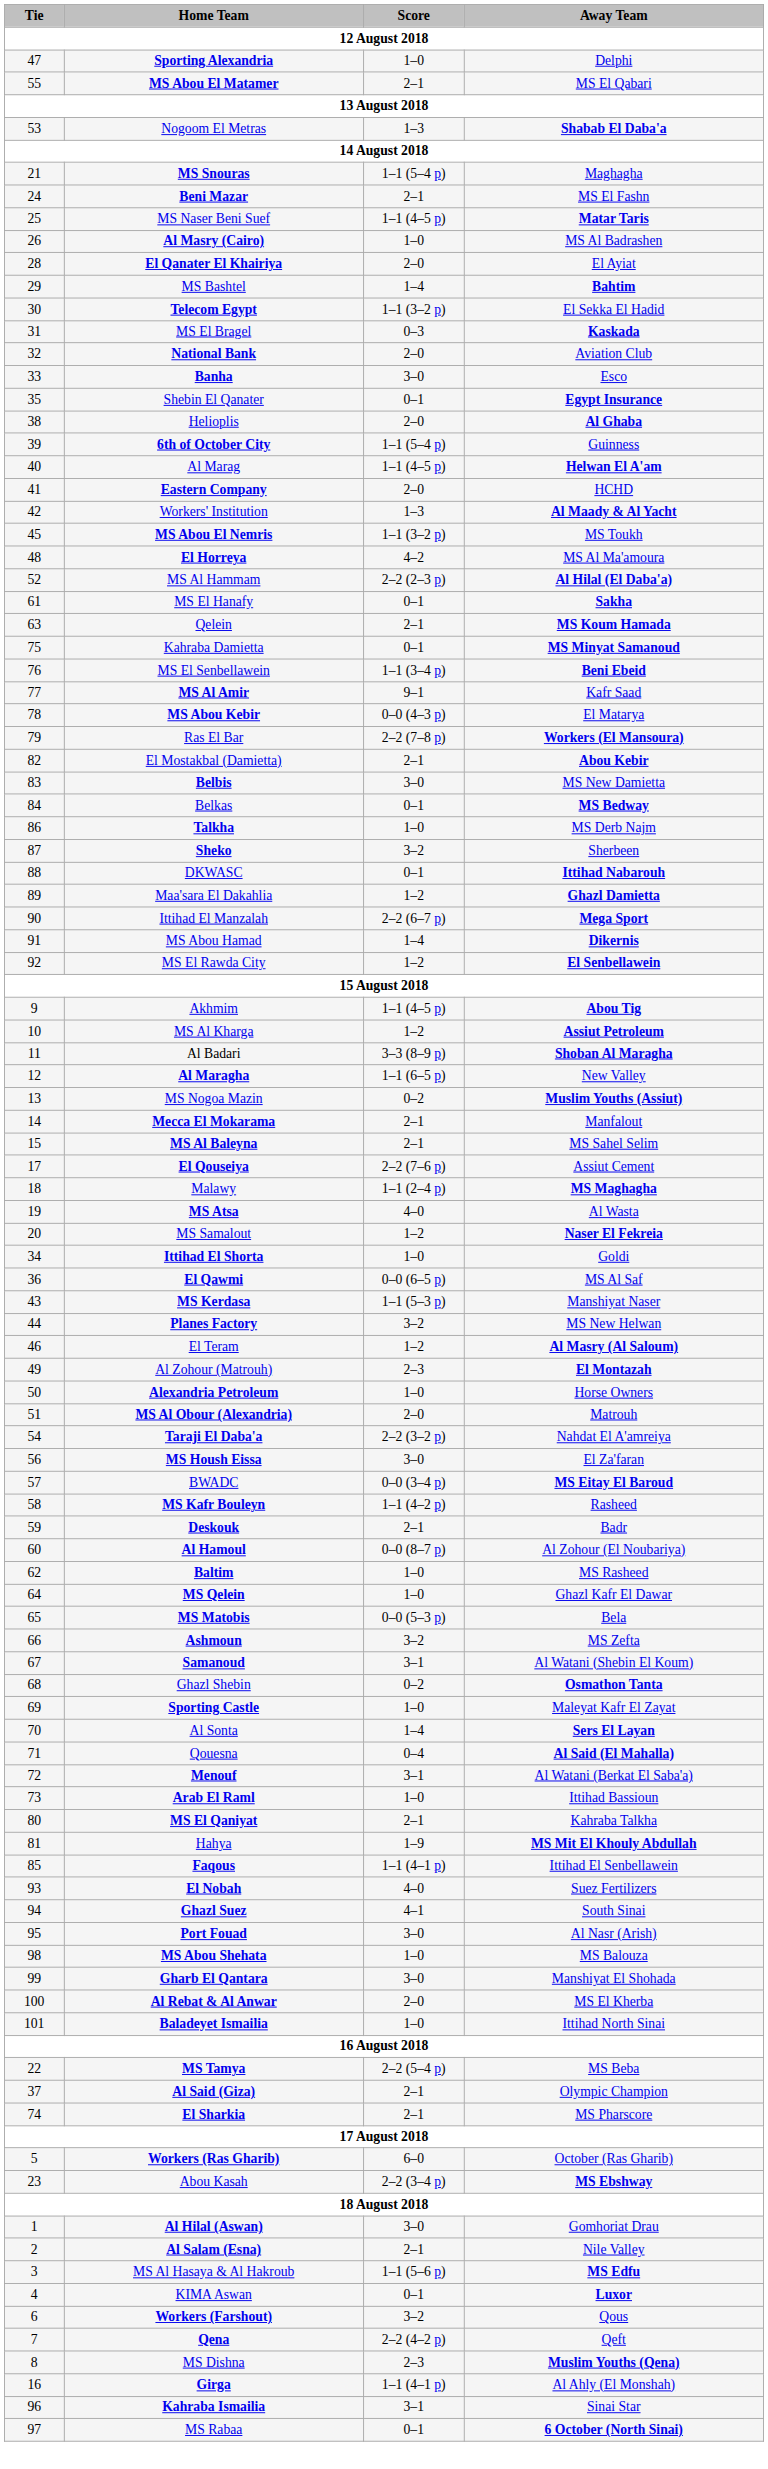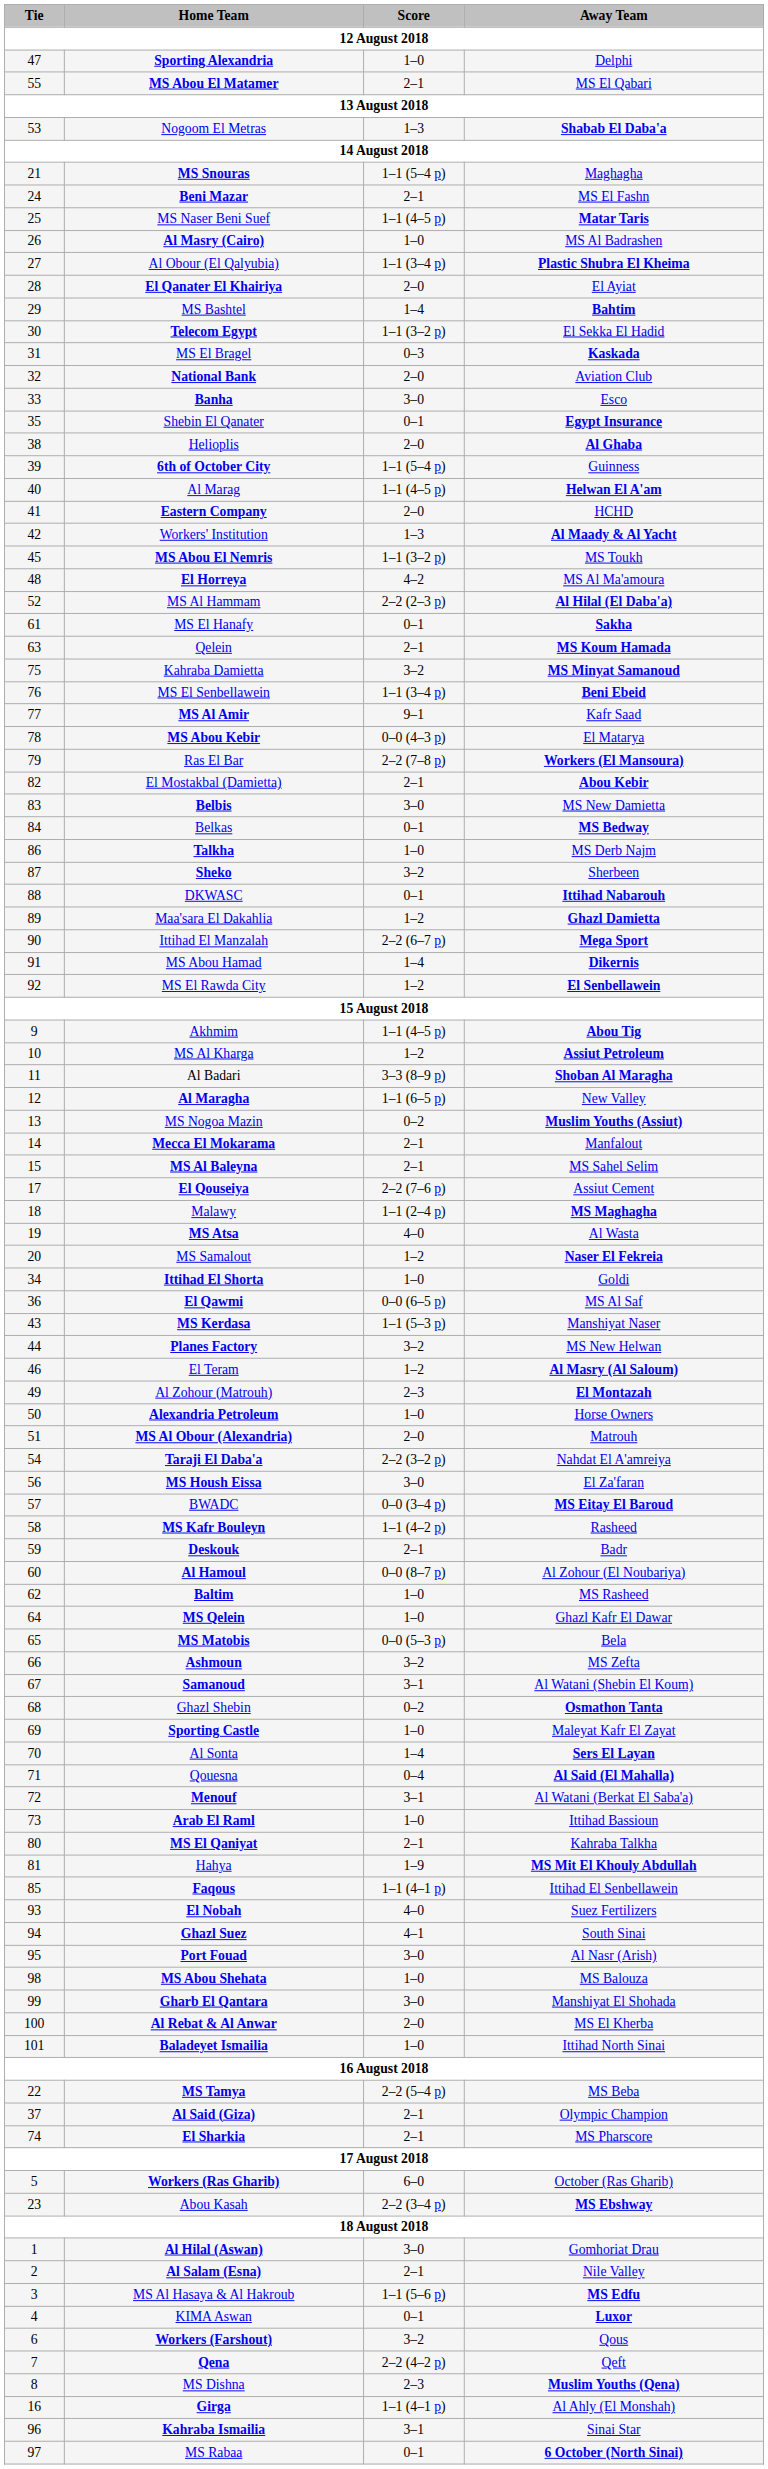+ row: (214, 264)
(414, 647) 0–1 -> (414, 670) 3–2
